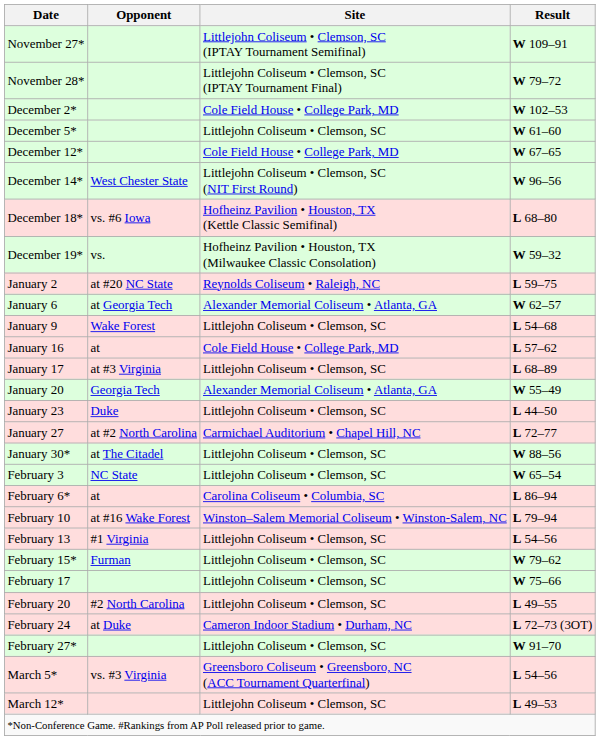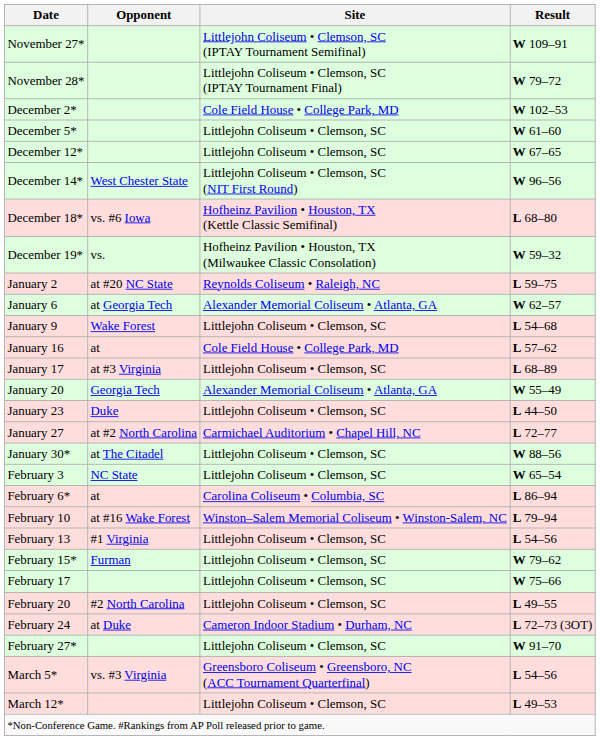(301, 152) Cole Field House • College Park, MD -> (294, 152) Littlejohn Coliseum • Clemson, SC
